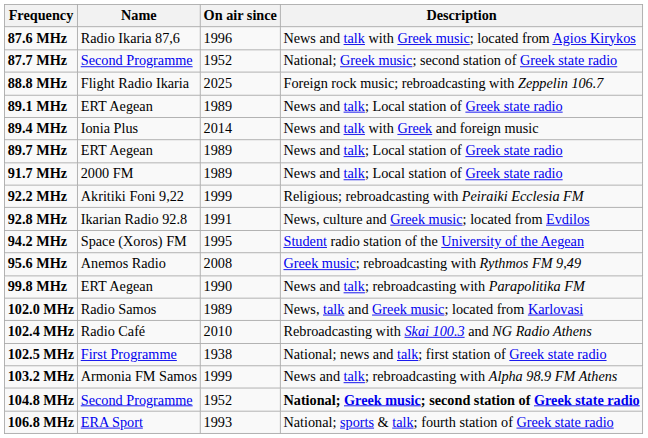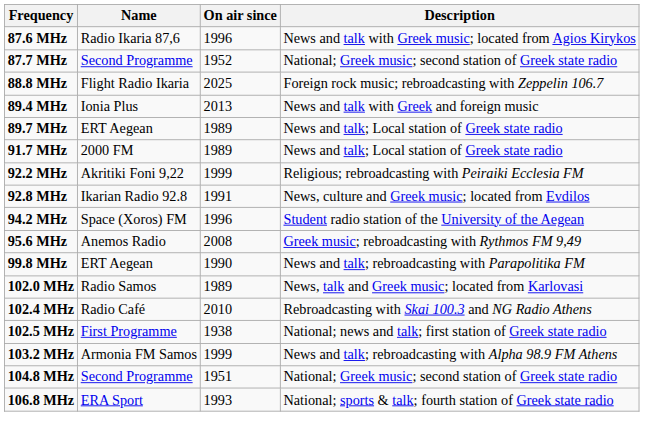- row: (37, 106)
(218, 128) 2014 -> (218, 106) 2013
(218, 241) 1995 -> (218, 219) 1996
(218, 399) 1952 -> (218, 377) 1951
(462, 399) bold -> (450, 377) normal
